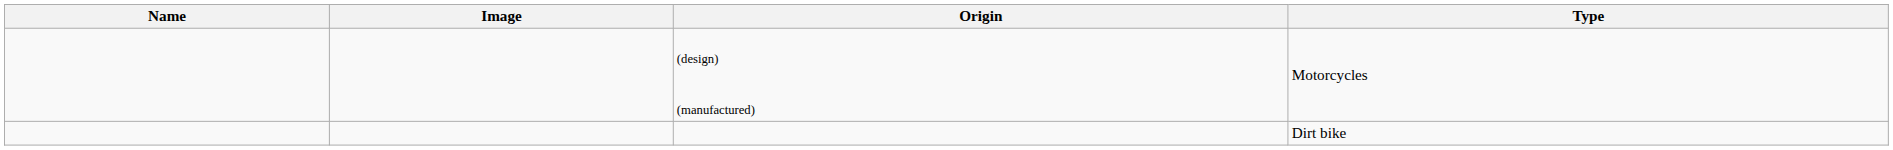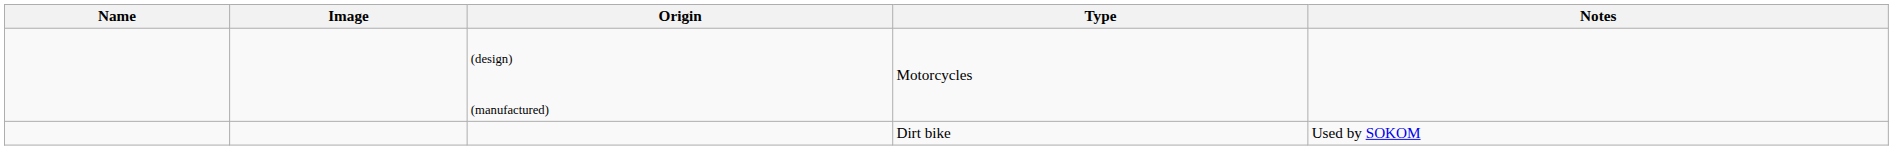+ column: (1598, 16)
